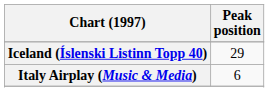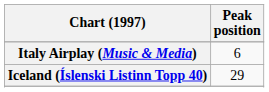rows swapped: (107, 53) <-> (107, 75)
